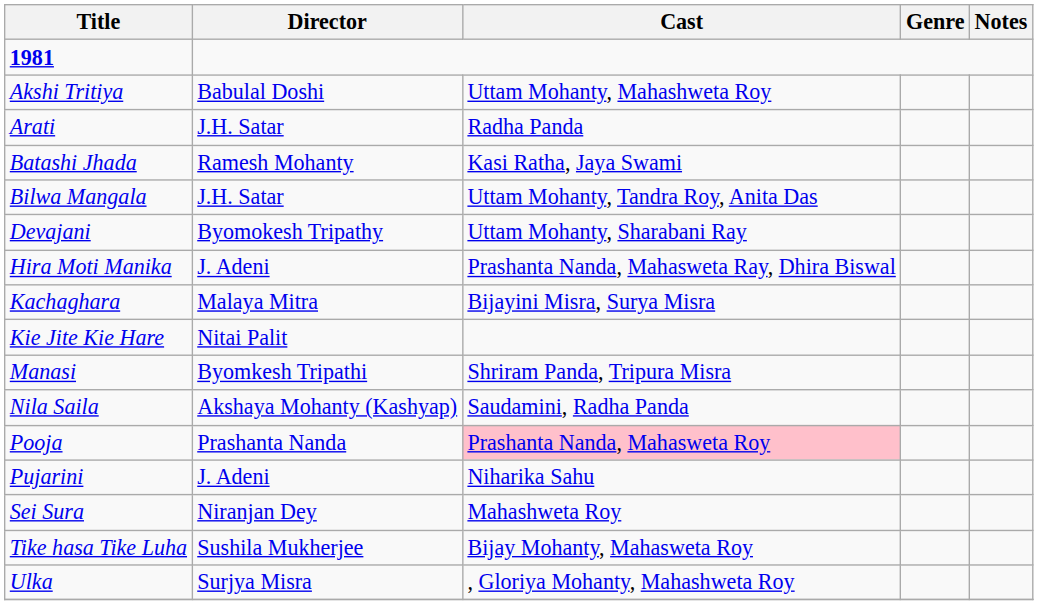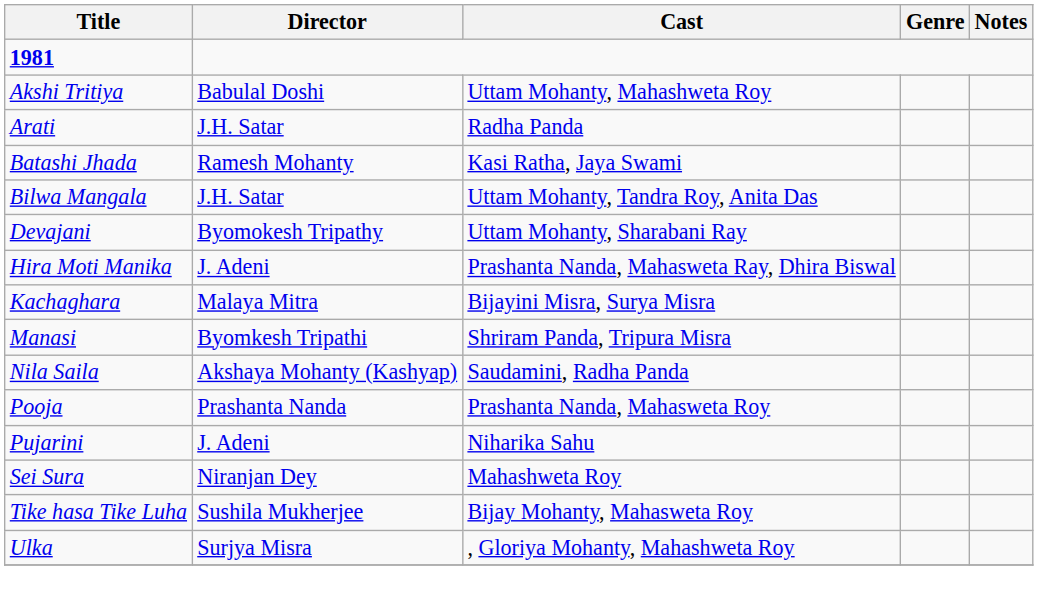- row: (87, 337)
(619, 442) pink background -> (619, 407) no background
